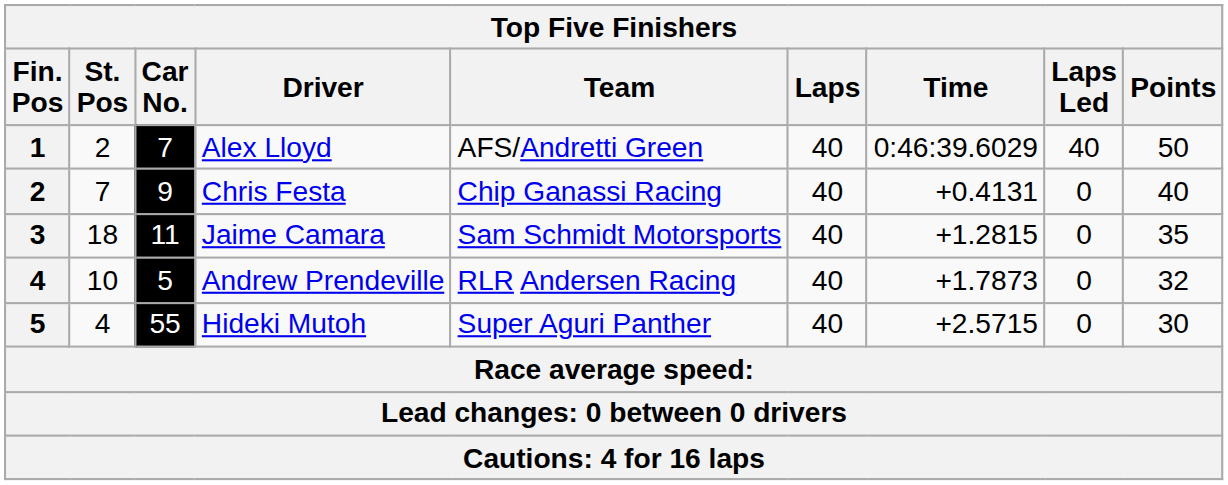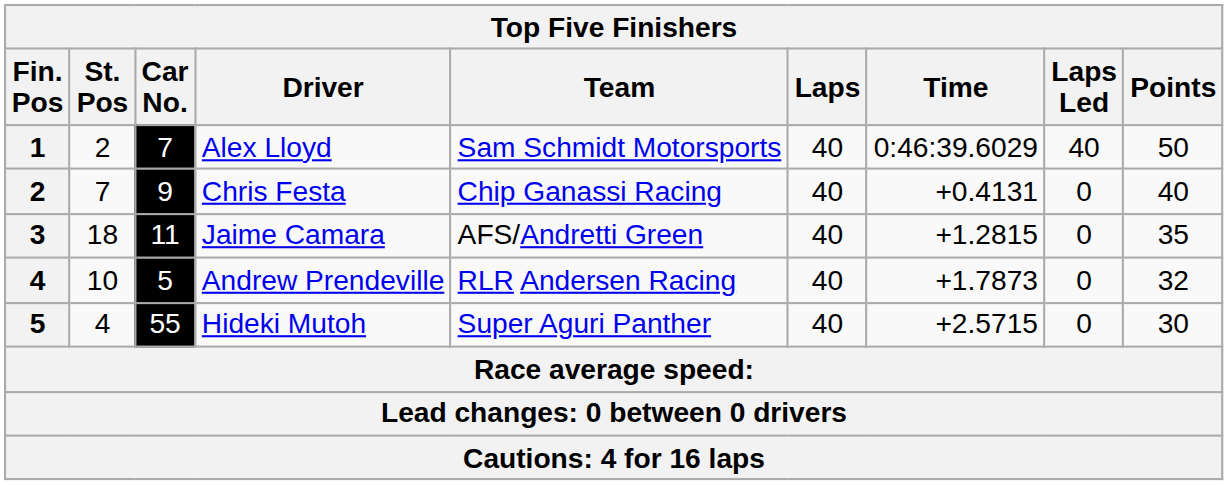(580, 147) AFS/Andretti Green -> (619, 147) Sam Schmidt Motorsports
(619, 235) Sam Schmidt Motorsports -> (580, 235) AFS/Andretti Green
